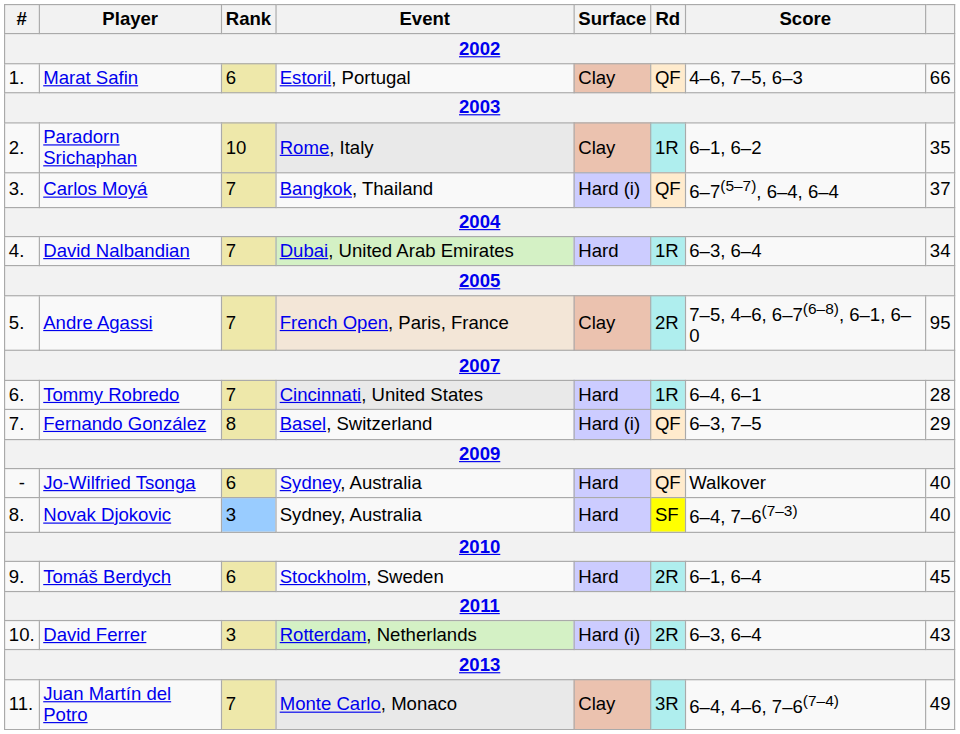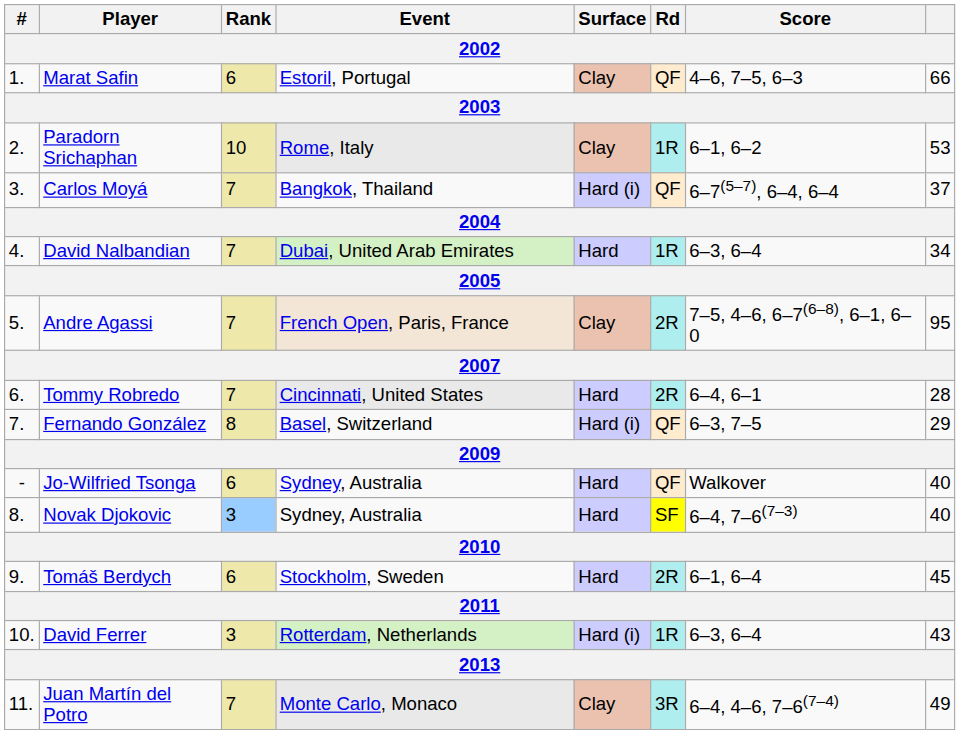(940, 147) 35 -> (940, 147) 53
(667, 394) 1R -> (667, 394) 2R
(667, 635) 2R -> (667, 635) 1R
